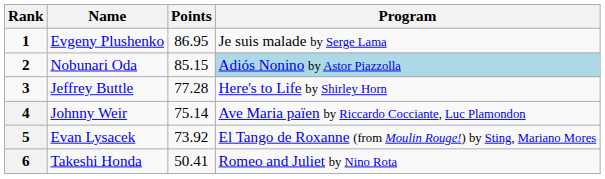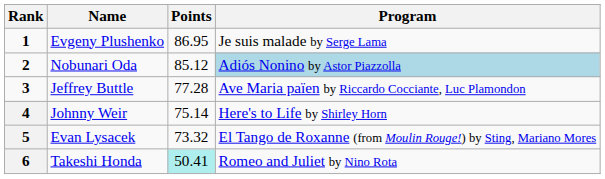(191, 64) 85.15 -> (191, 64) 85.12
(303, 88) Here's to Life by Shirley Horn -> (372, 88) Ave Maria païen by Riccardo Cocciante, Luc Plamondon
(372, 112) Ave Maria païen by Riccardo Cocciante, Luc Plamondon -> (303, 112) Here's to Life by Shirley Horn
(191, 137) 73.92 -> (191, 137) 73.32
(191, 161) no background -> (191, 161) paleturquoise background
